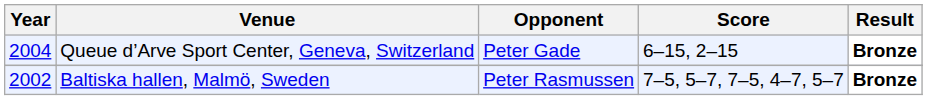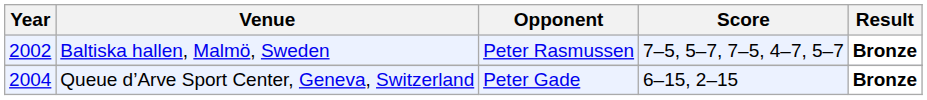rows swapped: (267, 50) <-> (195, 80)
